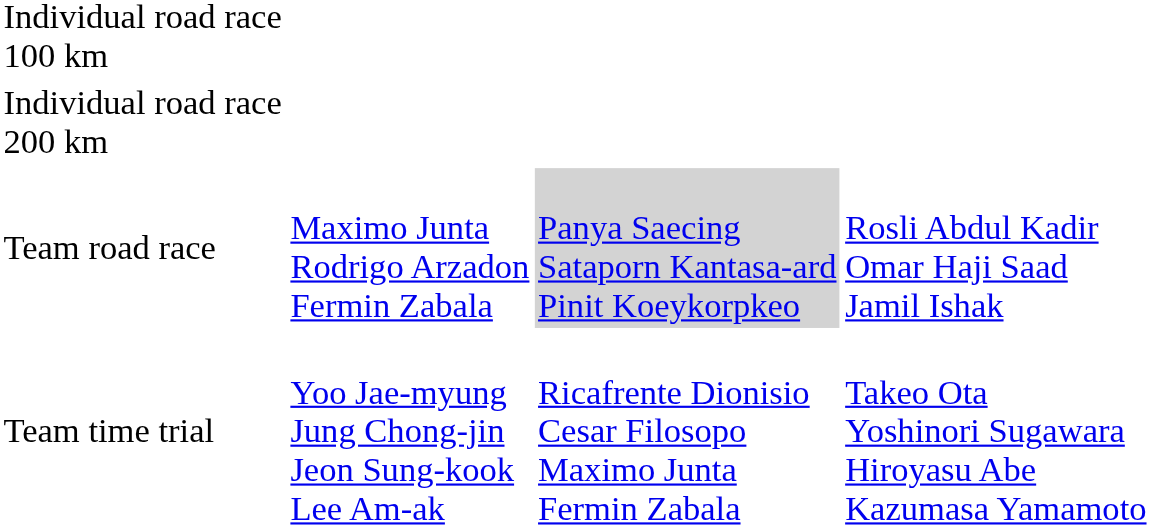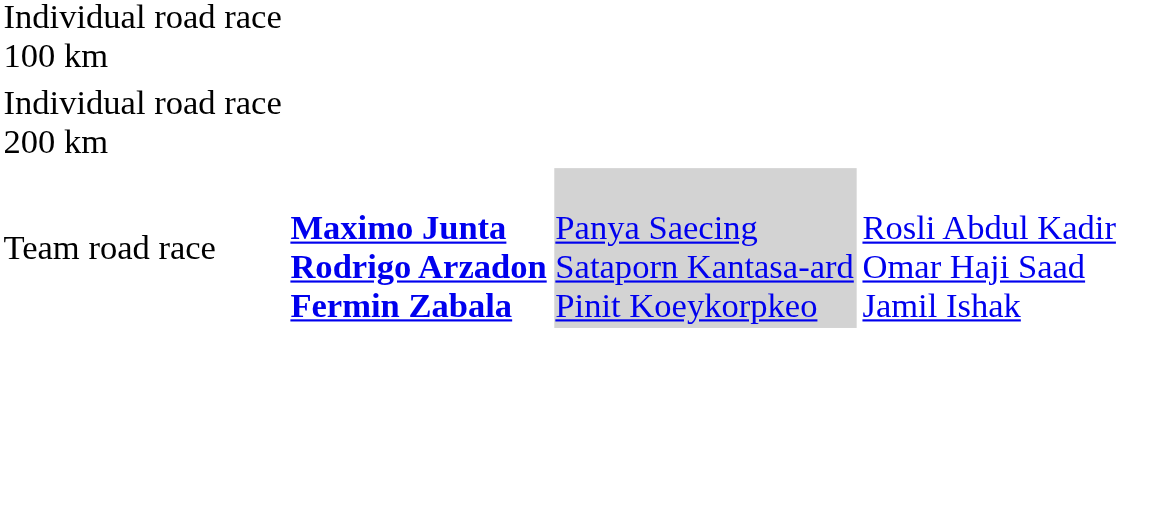(410, 266) normal -> (419, 266) bold
- row: (109, 431)
